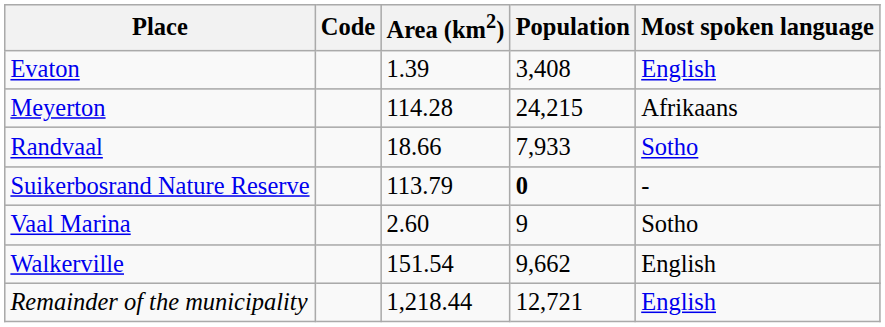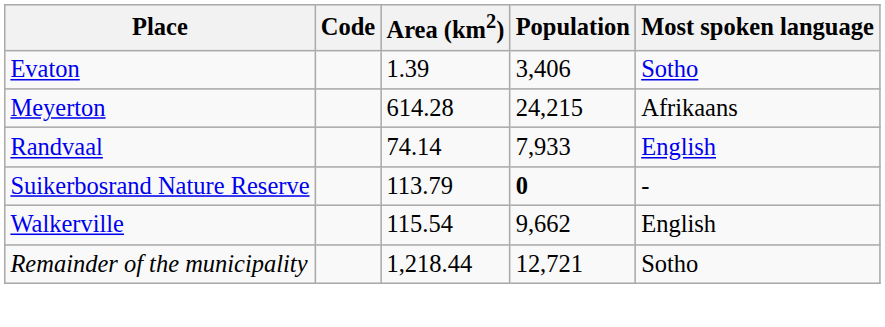(543, 69) 3,408 -> (543, 69) 3,406
(679, 69) English -> (670, 69) Sotho
(420, 108) 114.28 -> (420, 108) 614.28
(414, 147) 18.66 -> (414, 147) 74.14
(670, 147) Sotho -> (679, 147) English
- row: (71, 224)
(420, 263) 151.54 -> (420, 224) 115.54
(679, 302) English -> (670, 263) Sotho
